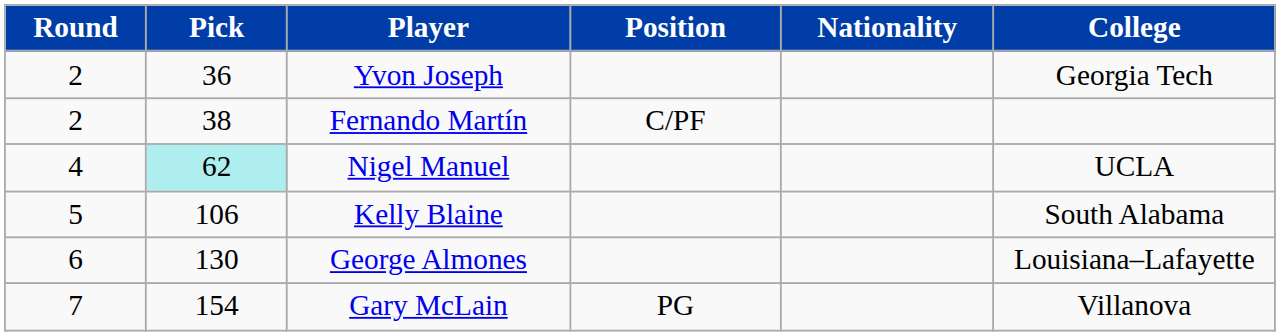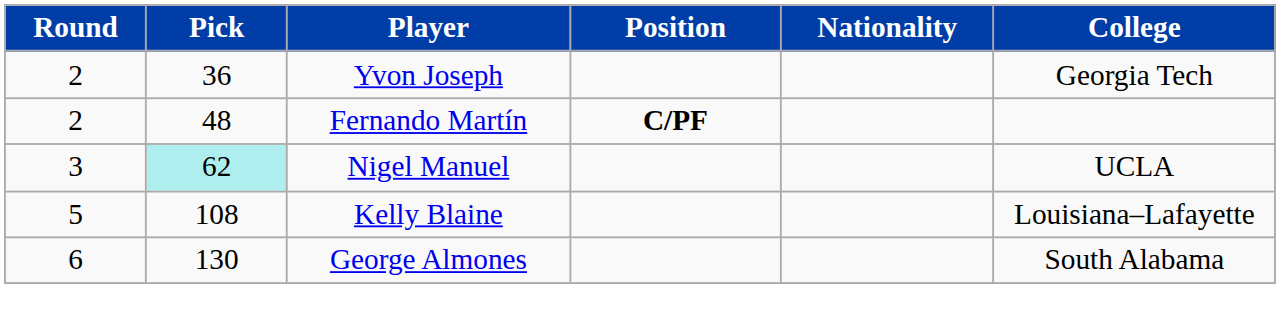(217, 120) 38 -> (217, 120) 48
(675, 120) normal -> (675, 120) bold
(75, 167) 4 -> (75, 167) 3
(217, 213) 106 -> (217, 213) 108
(1134, 213) South Alabama -> (1134, 213) Louisiana–Lafayette
(1134, 259) Louisiana–Lafayette -> (1134, 259) South Alabama
- row: (428, 306)
